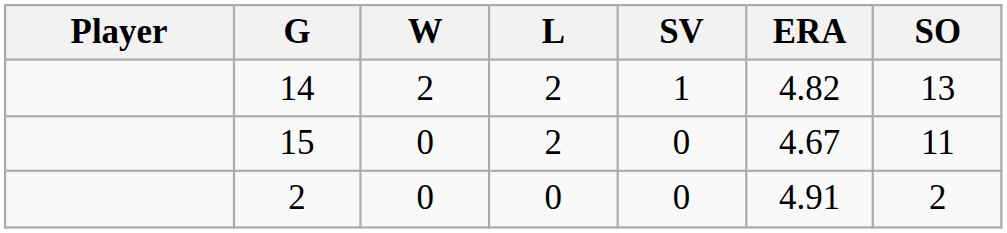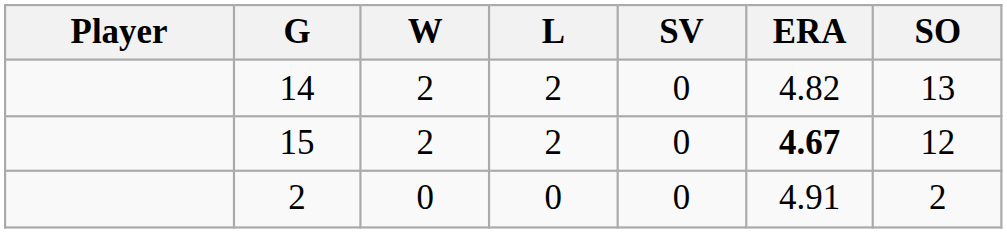(681, 87) 1 -> (681, 87) 0
(425, 142) 0 -> (425, 142) 2
(810, 142) normal -> (810, 142) bold
(938, 142) 11 -> (938, 142) 12
